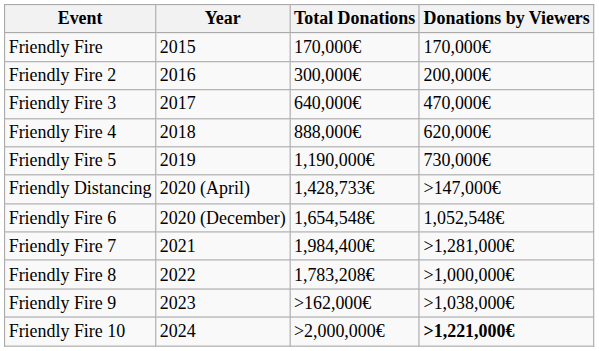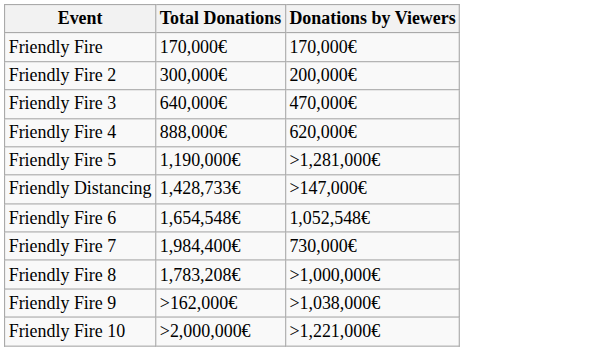- column: (223, 18)
(457, 160) 730,000€ -> (335, 160) >1,281,000€
(469, 246) >1,281,000€ -> (323, 246) 730,000€
(469, 331) bold -> (335, 331) normal
